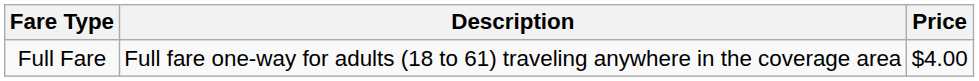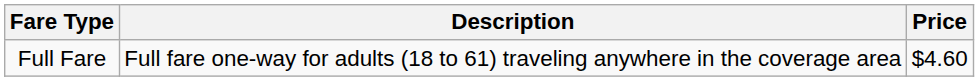(940, 57) $4.00 -> (940, 57) $4.60
